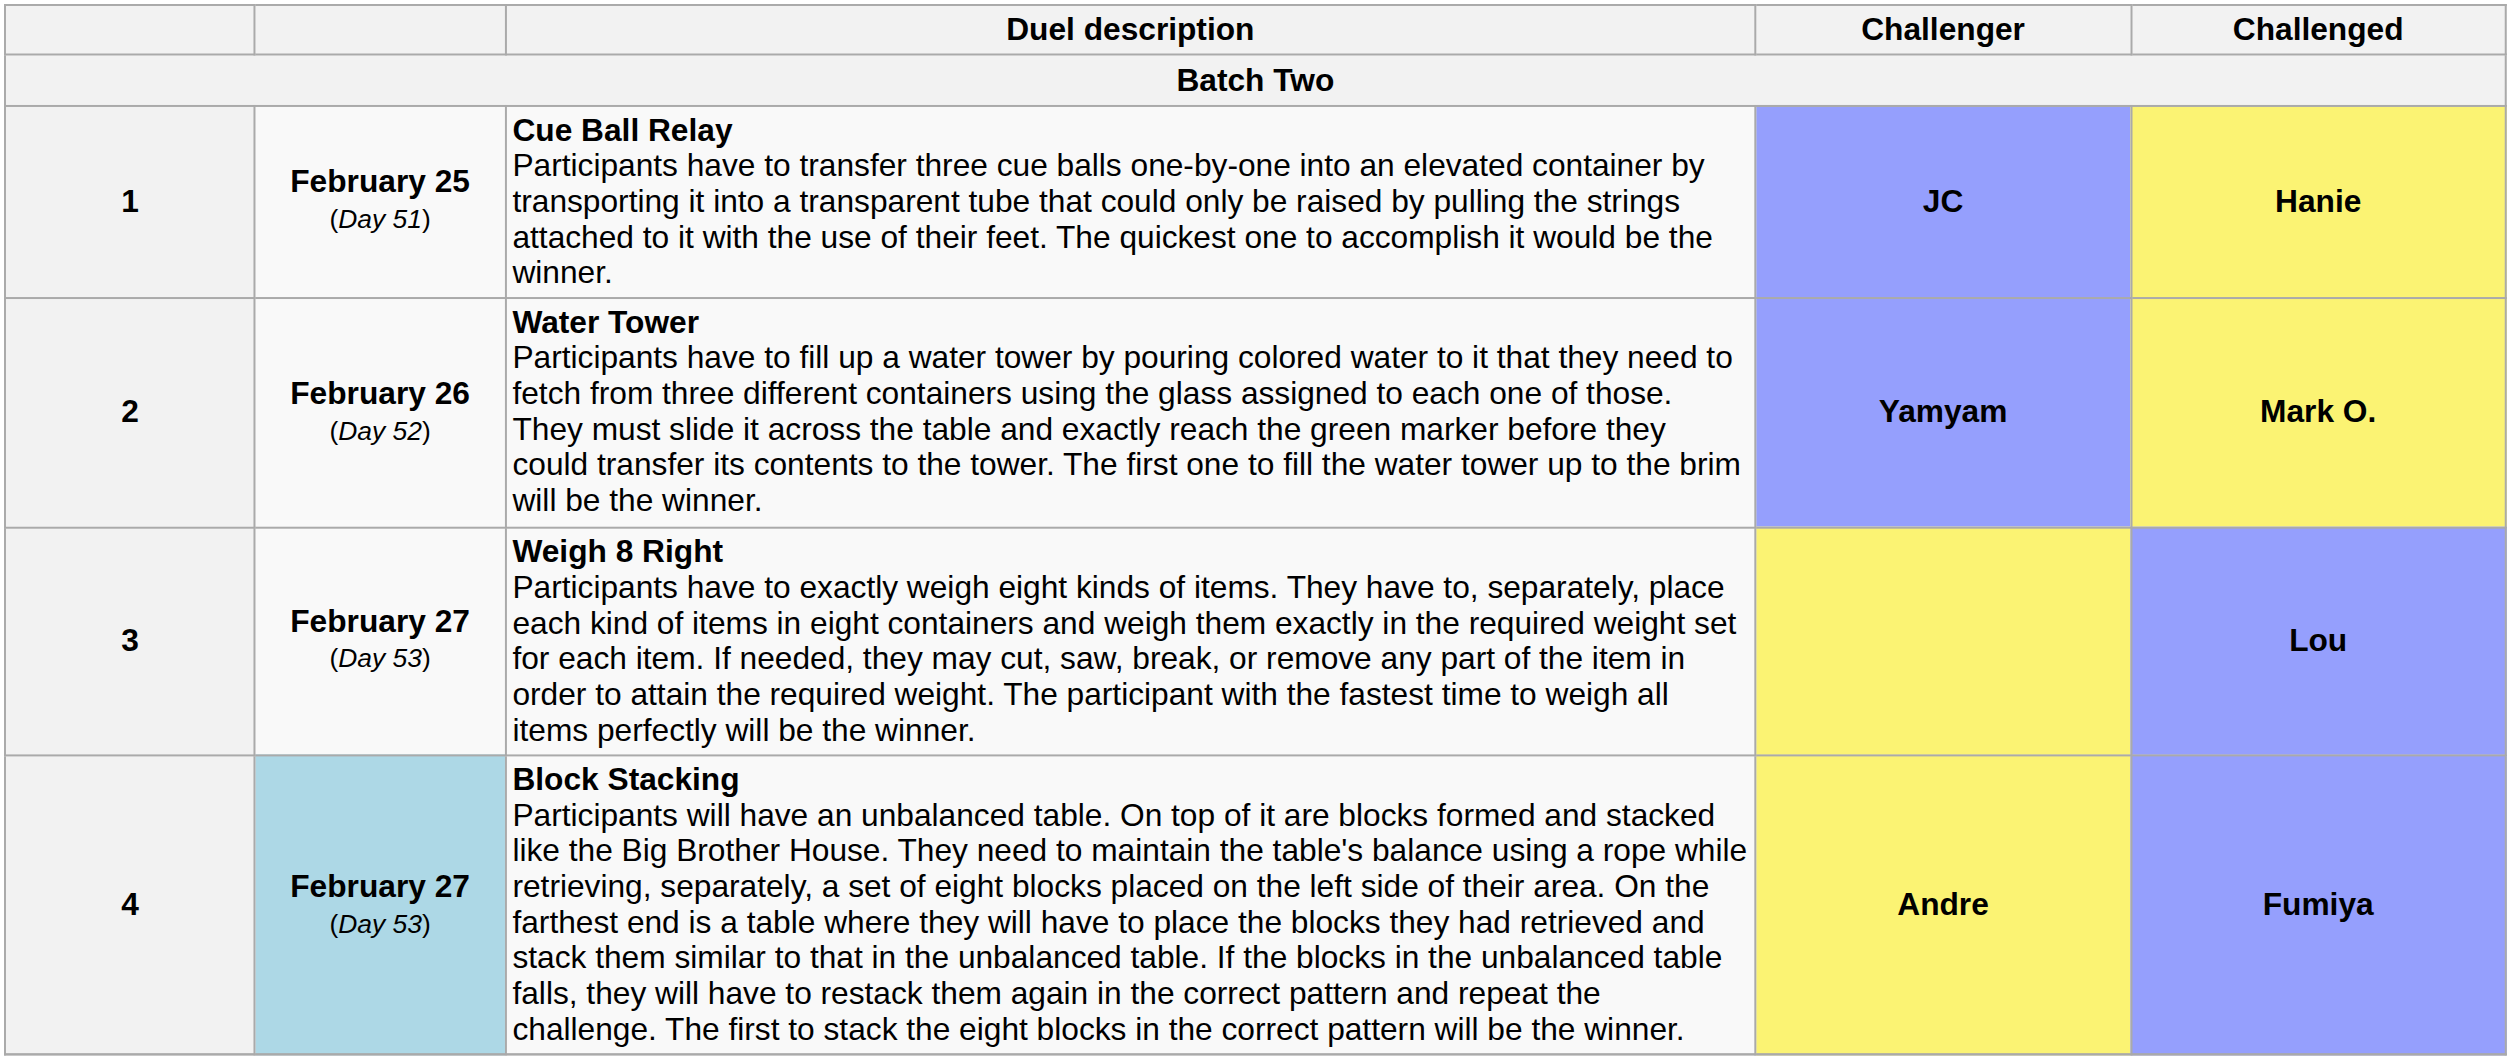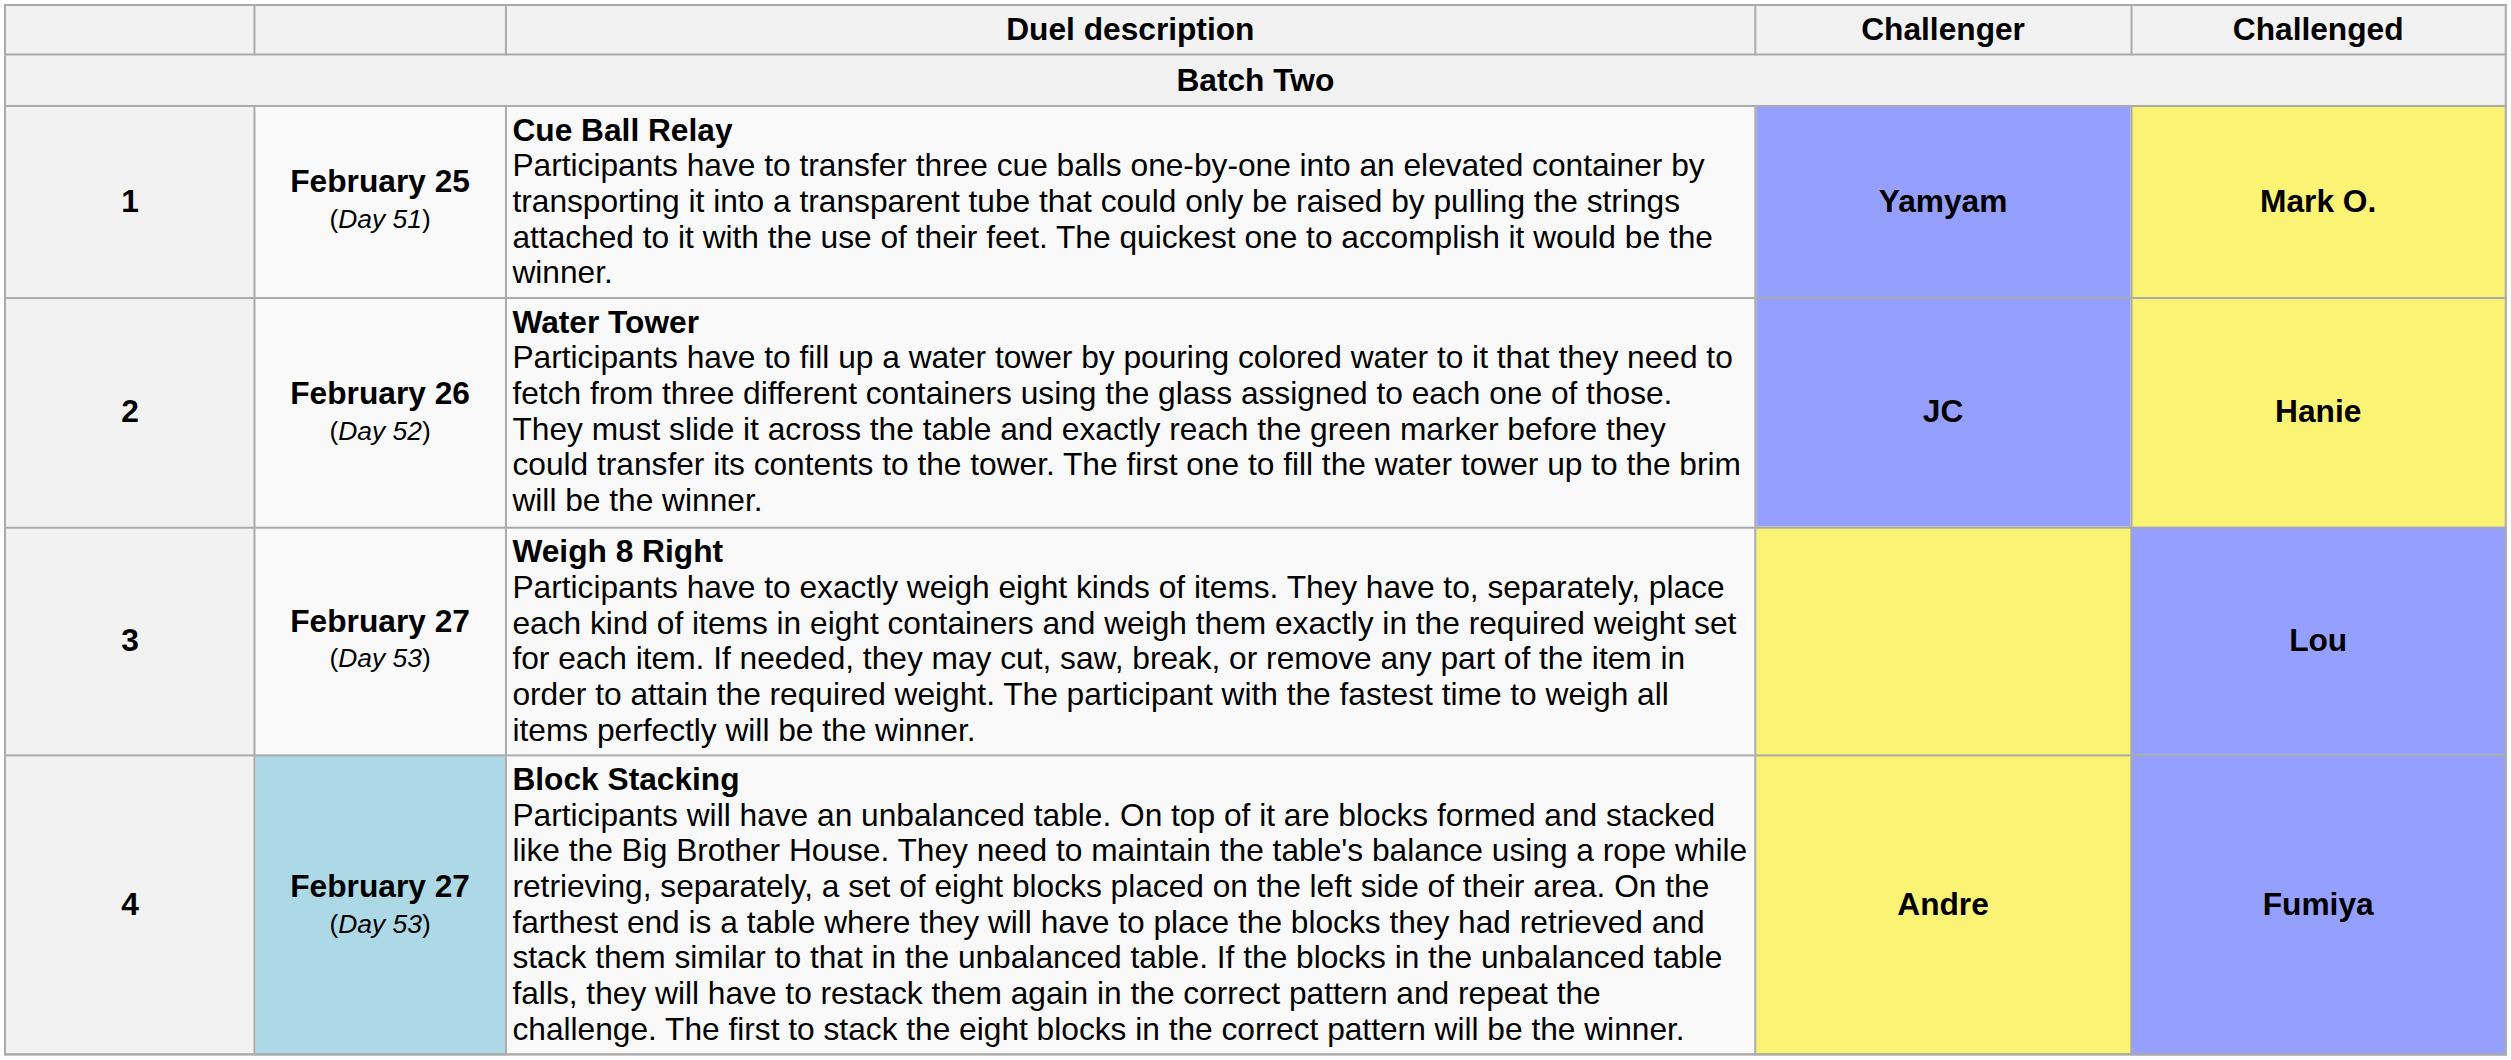(1943, 201) JC -> (1943, 201) Yamyam
(2318, 201) Hanie -> (2318, 201) Mark O.
(1943, 412) Yamyam -> (1943, 412) JC
(2318, 412) Mark O. -> (2318, 412) Hanie
